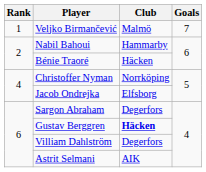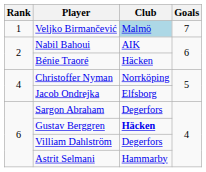(136, 28) no background -> (136, 28) lightblue background
(145, 45) Hammarby -> (131, 45) AIK
(131, 158) AIK -> (145, 158) Hammarby
